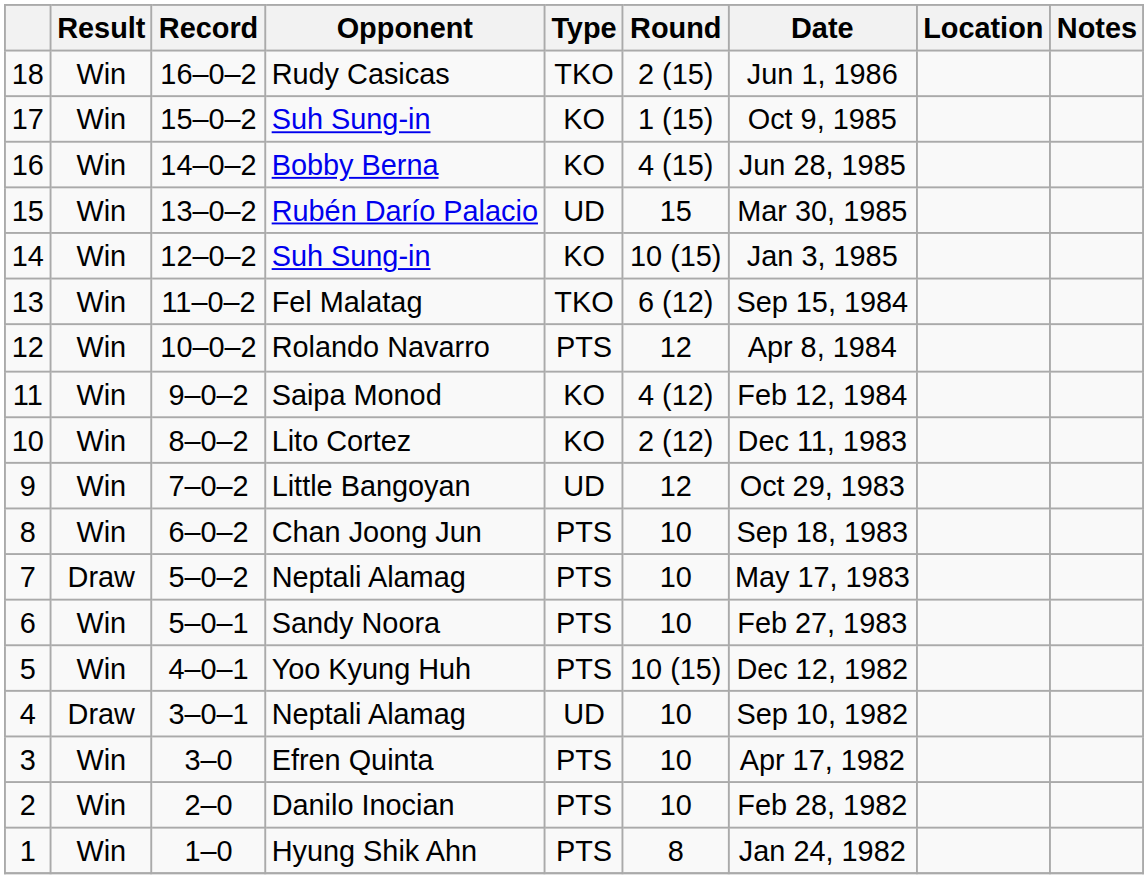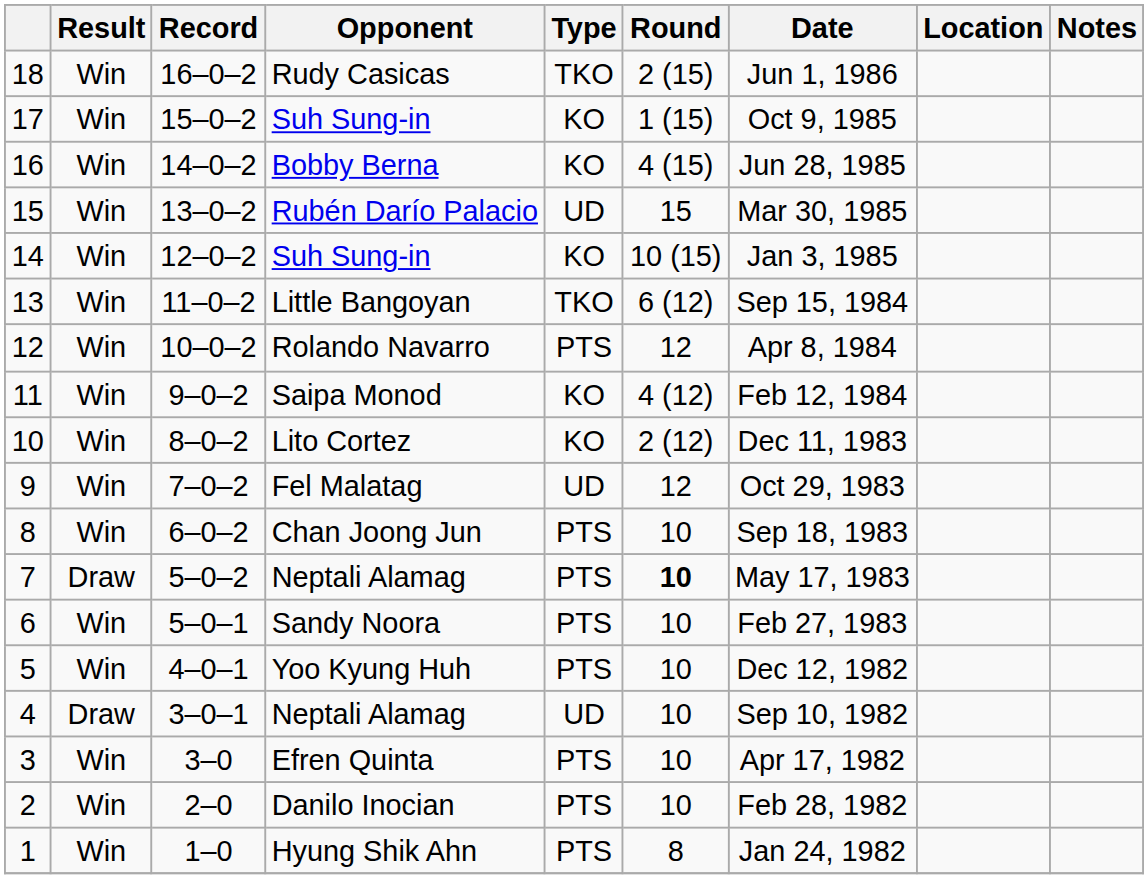(347, 302) Fel Malatag -> (371, 302) Little Bangoyan
(371, 485) Little Bangoyan -> (347, 485) Fel Malatag
(676, 577) normal -> (676, 577) bold
(676, 668) 10 (15) -> (676, 668) 10
